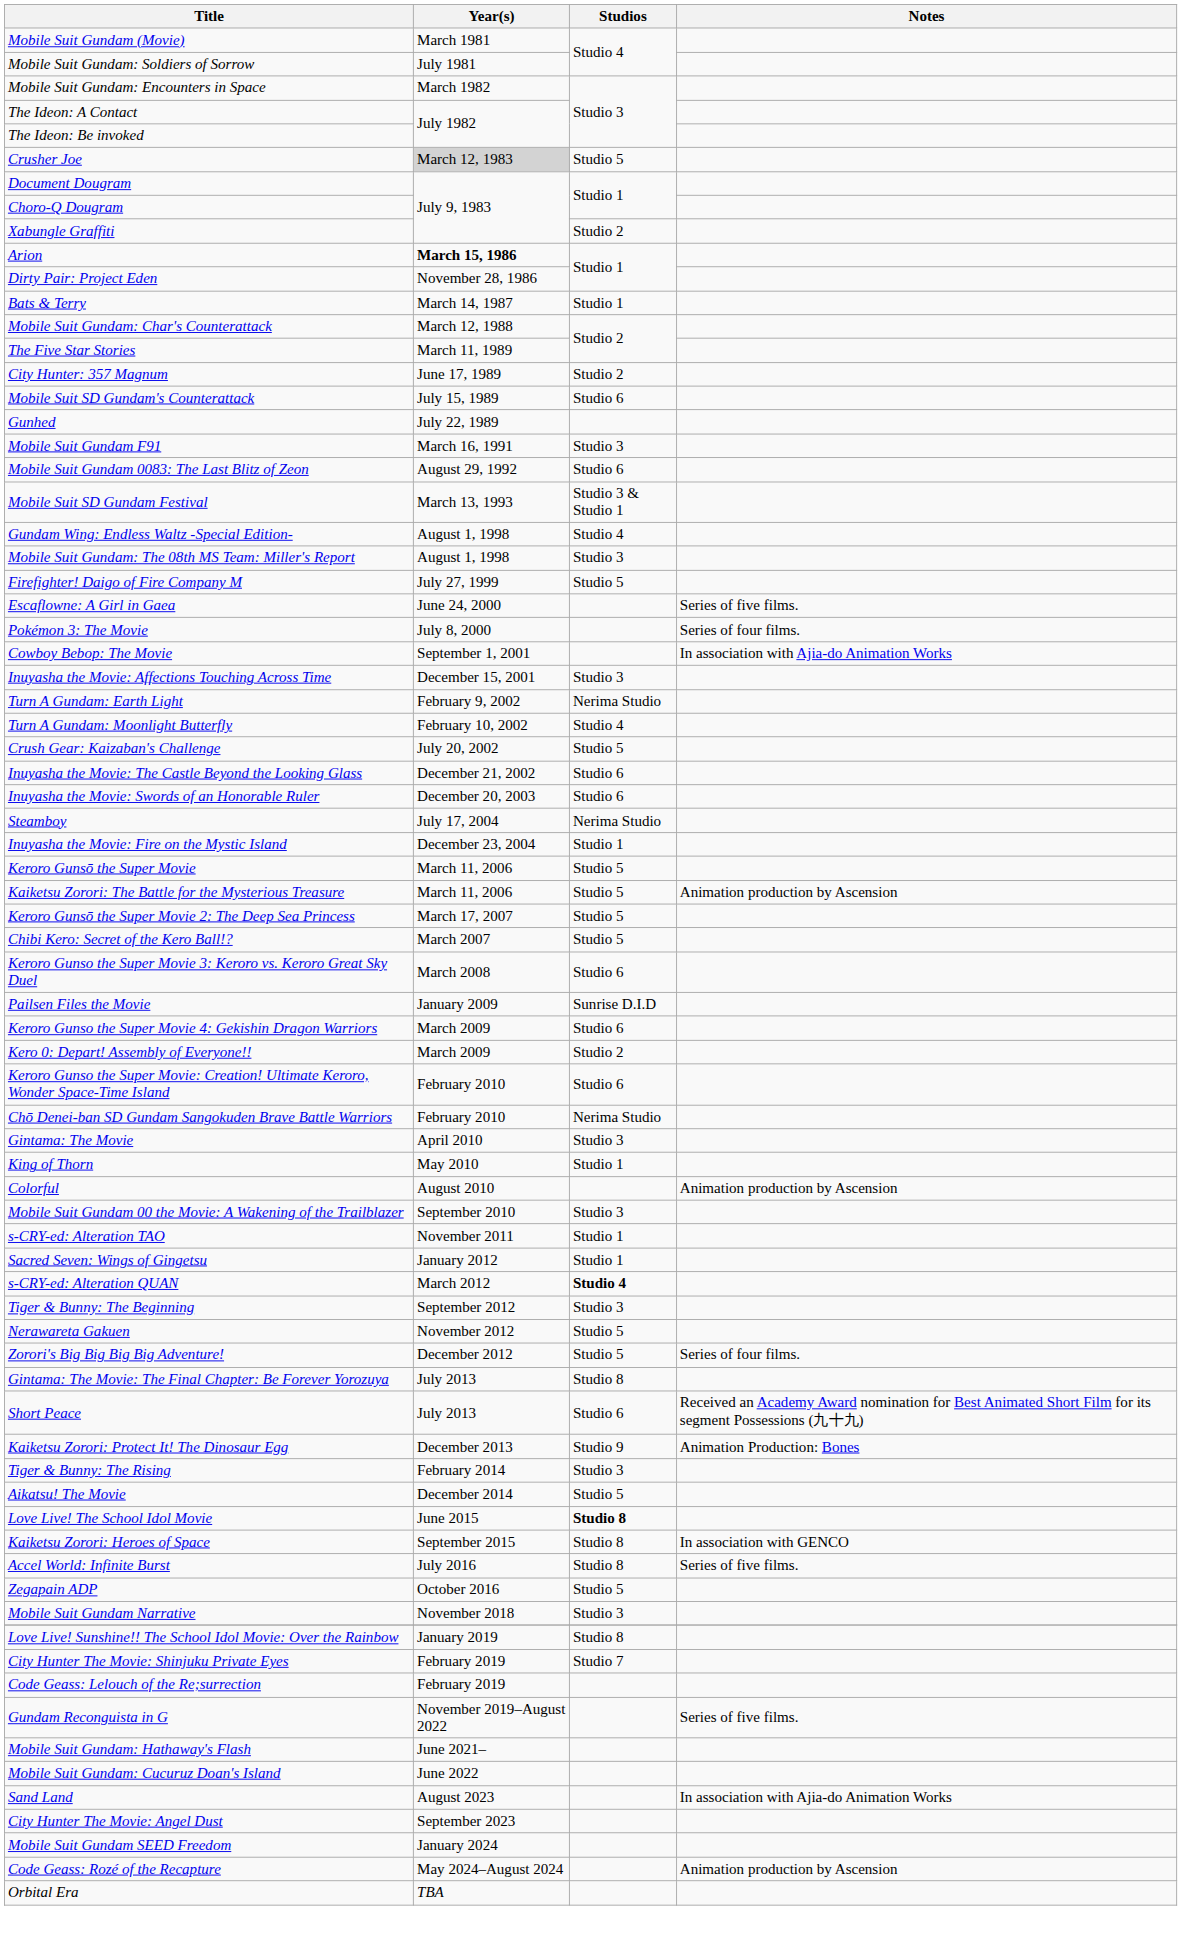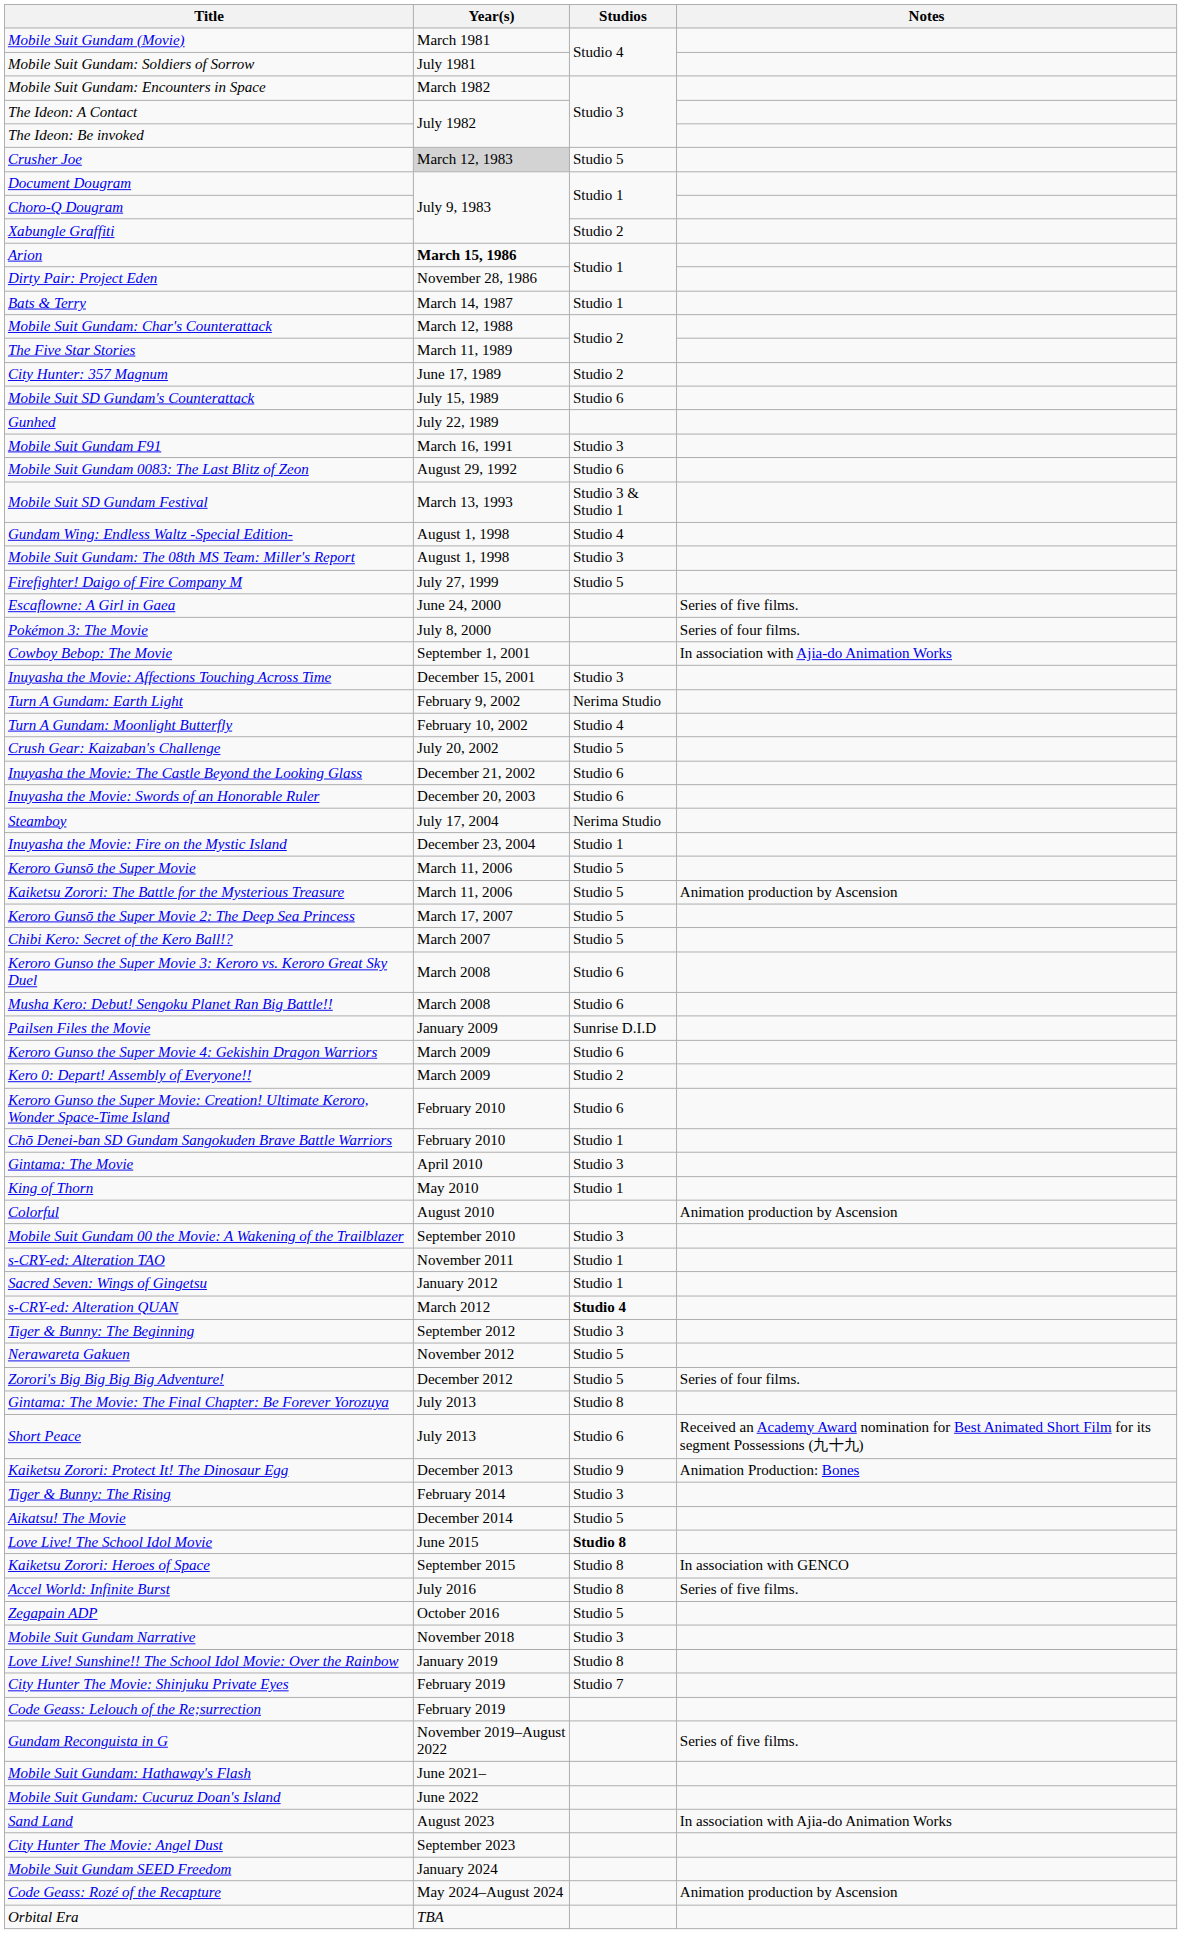+ row: (170, 1004)
(617, 1116) Nerima Studio -> (598, 1140) Studio 1
